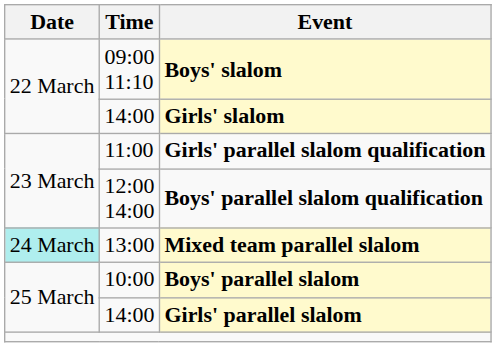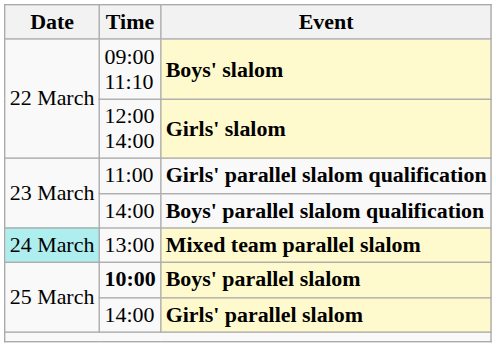(129, 116) 14:00 -> (129, 128) 12:00 14:00
(129, 197) 12:00 14:00 -> (129, 210) 14:00
(129, 279) normal -> (130, 279) bold
